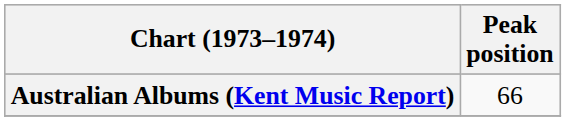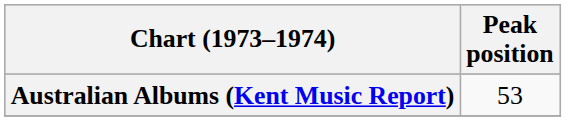(510, 94) 66 -> (510, 94) 53
